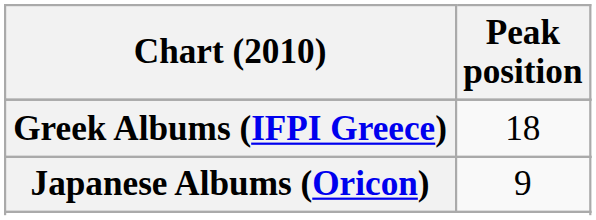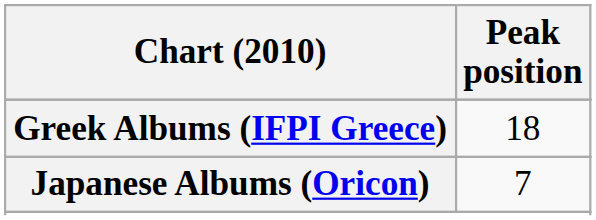(523, 183) 9 -> (523, 183) 7
